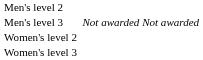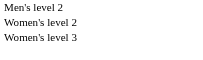- row: (34, 22)
